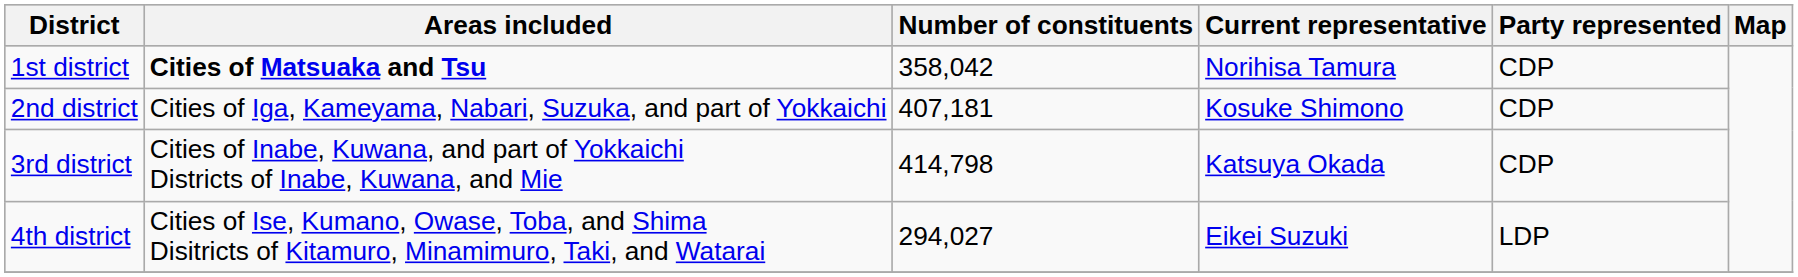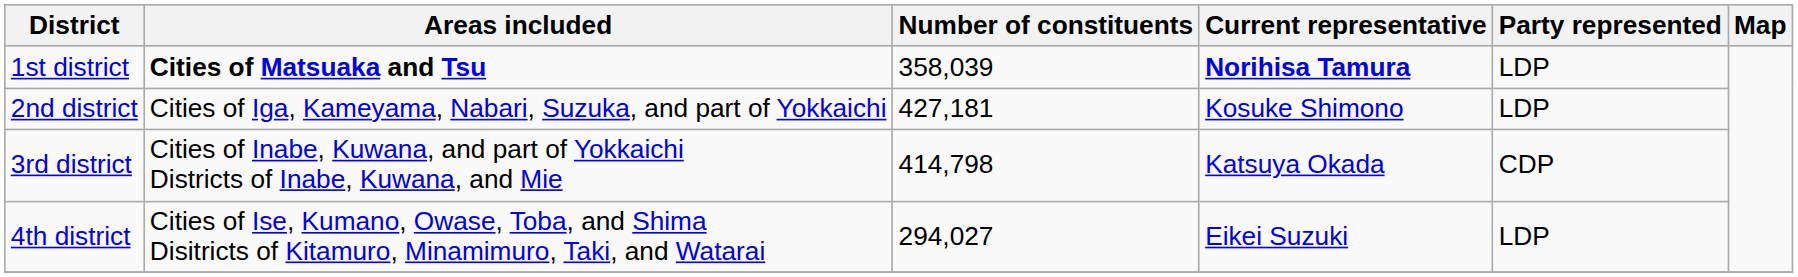(946, 66) 358,042 -> (946, 66) 358,039
(1300, 66) normal -> (1308, 66) bold
(1526, 66) CDP -> (1524, 66) LDP
(946, 108) 407,181 -> (946, 108) 427,181
(1526, 108) CDP -> (1524, 108) LDP
